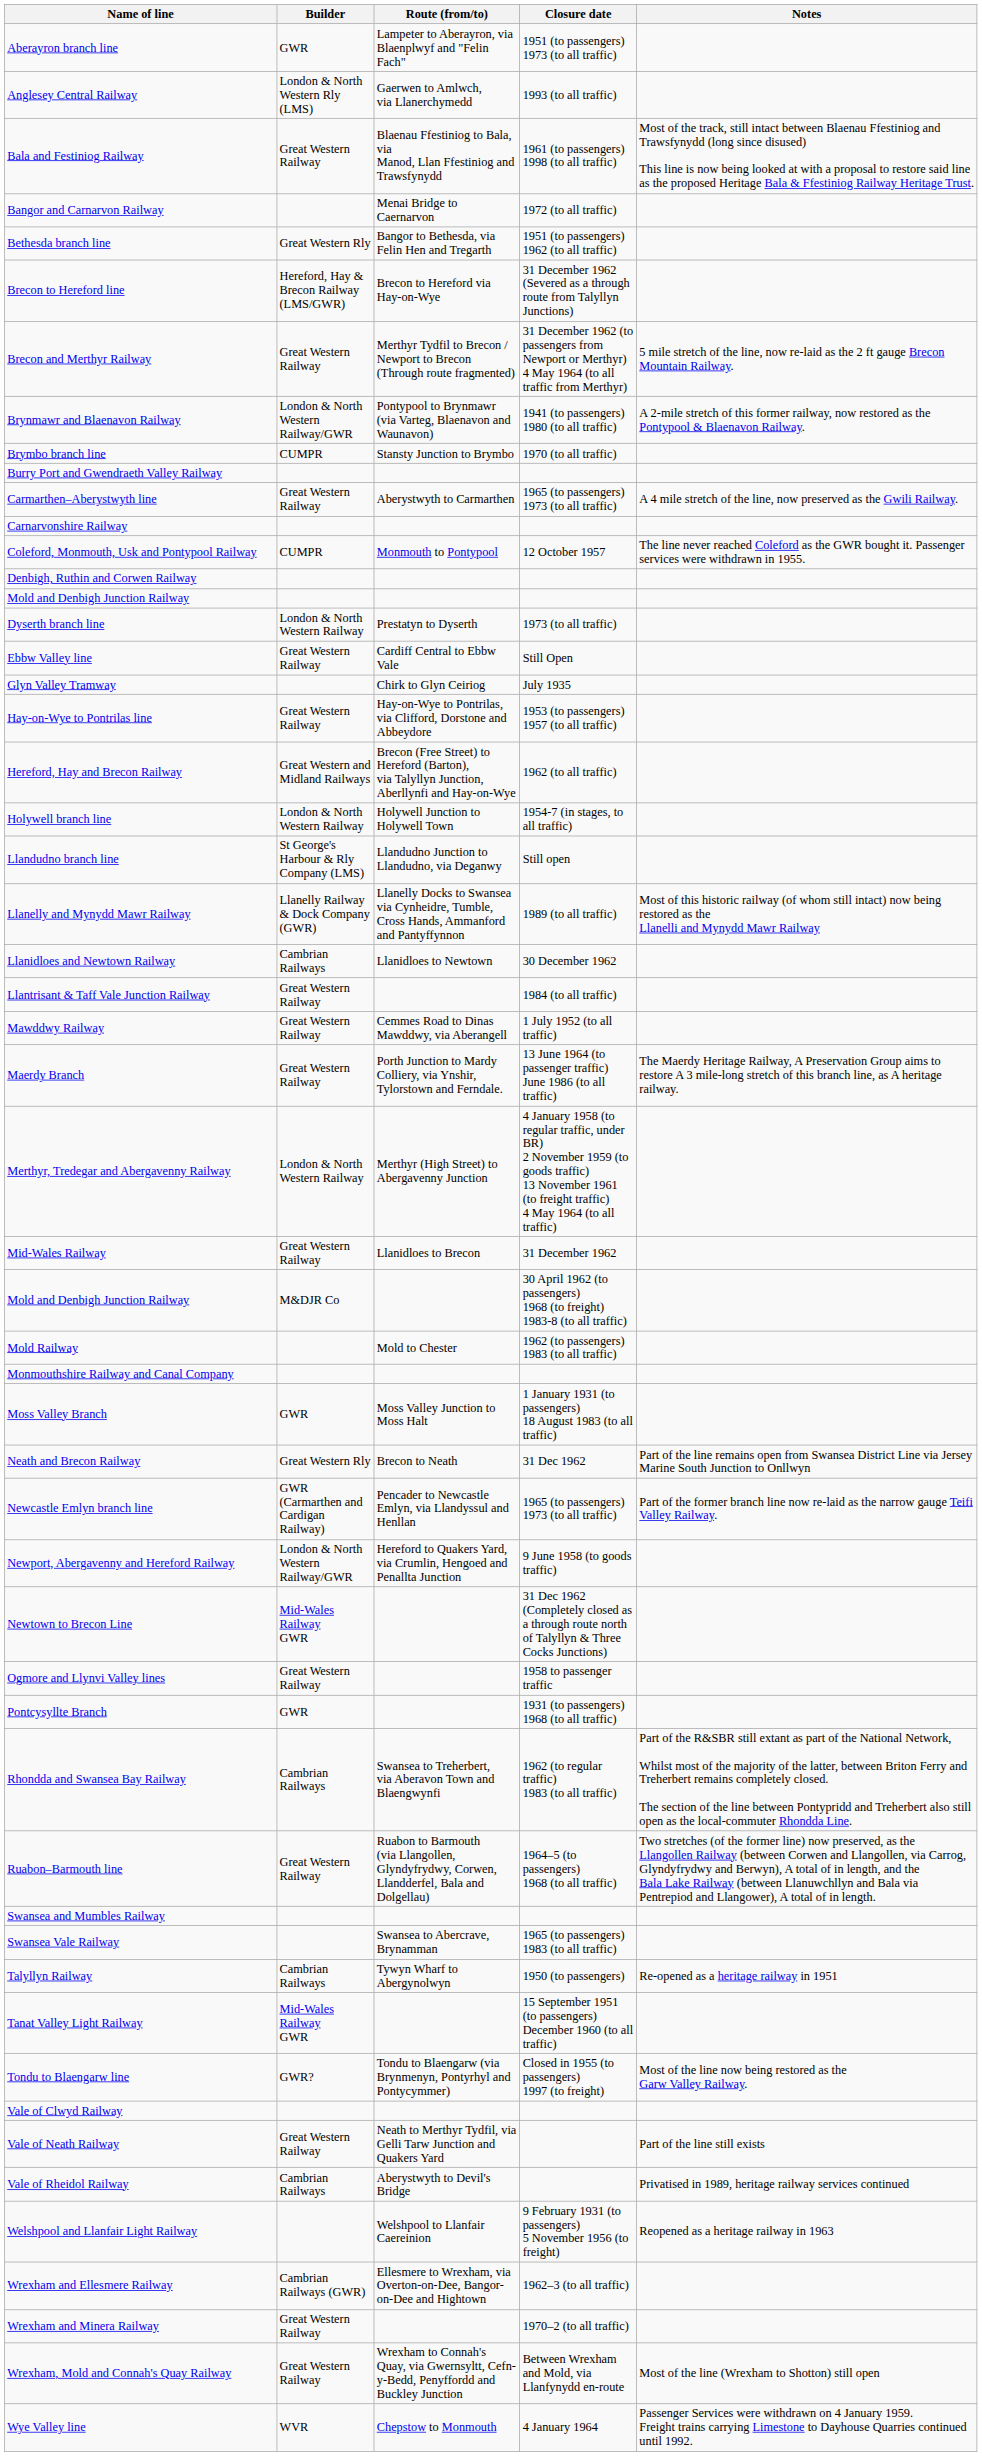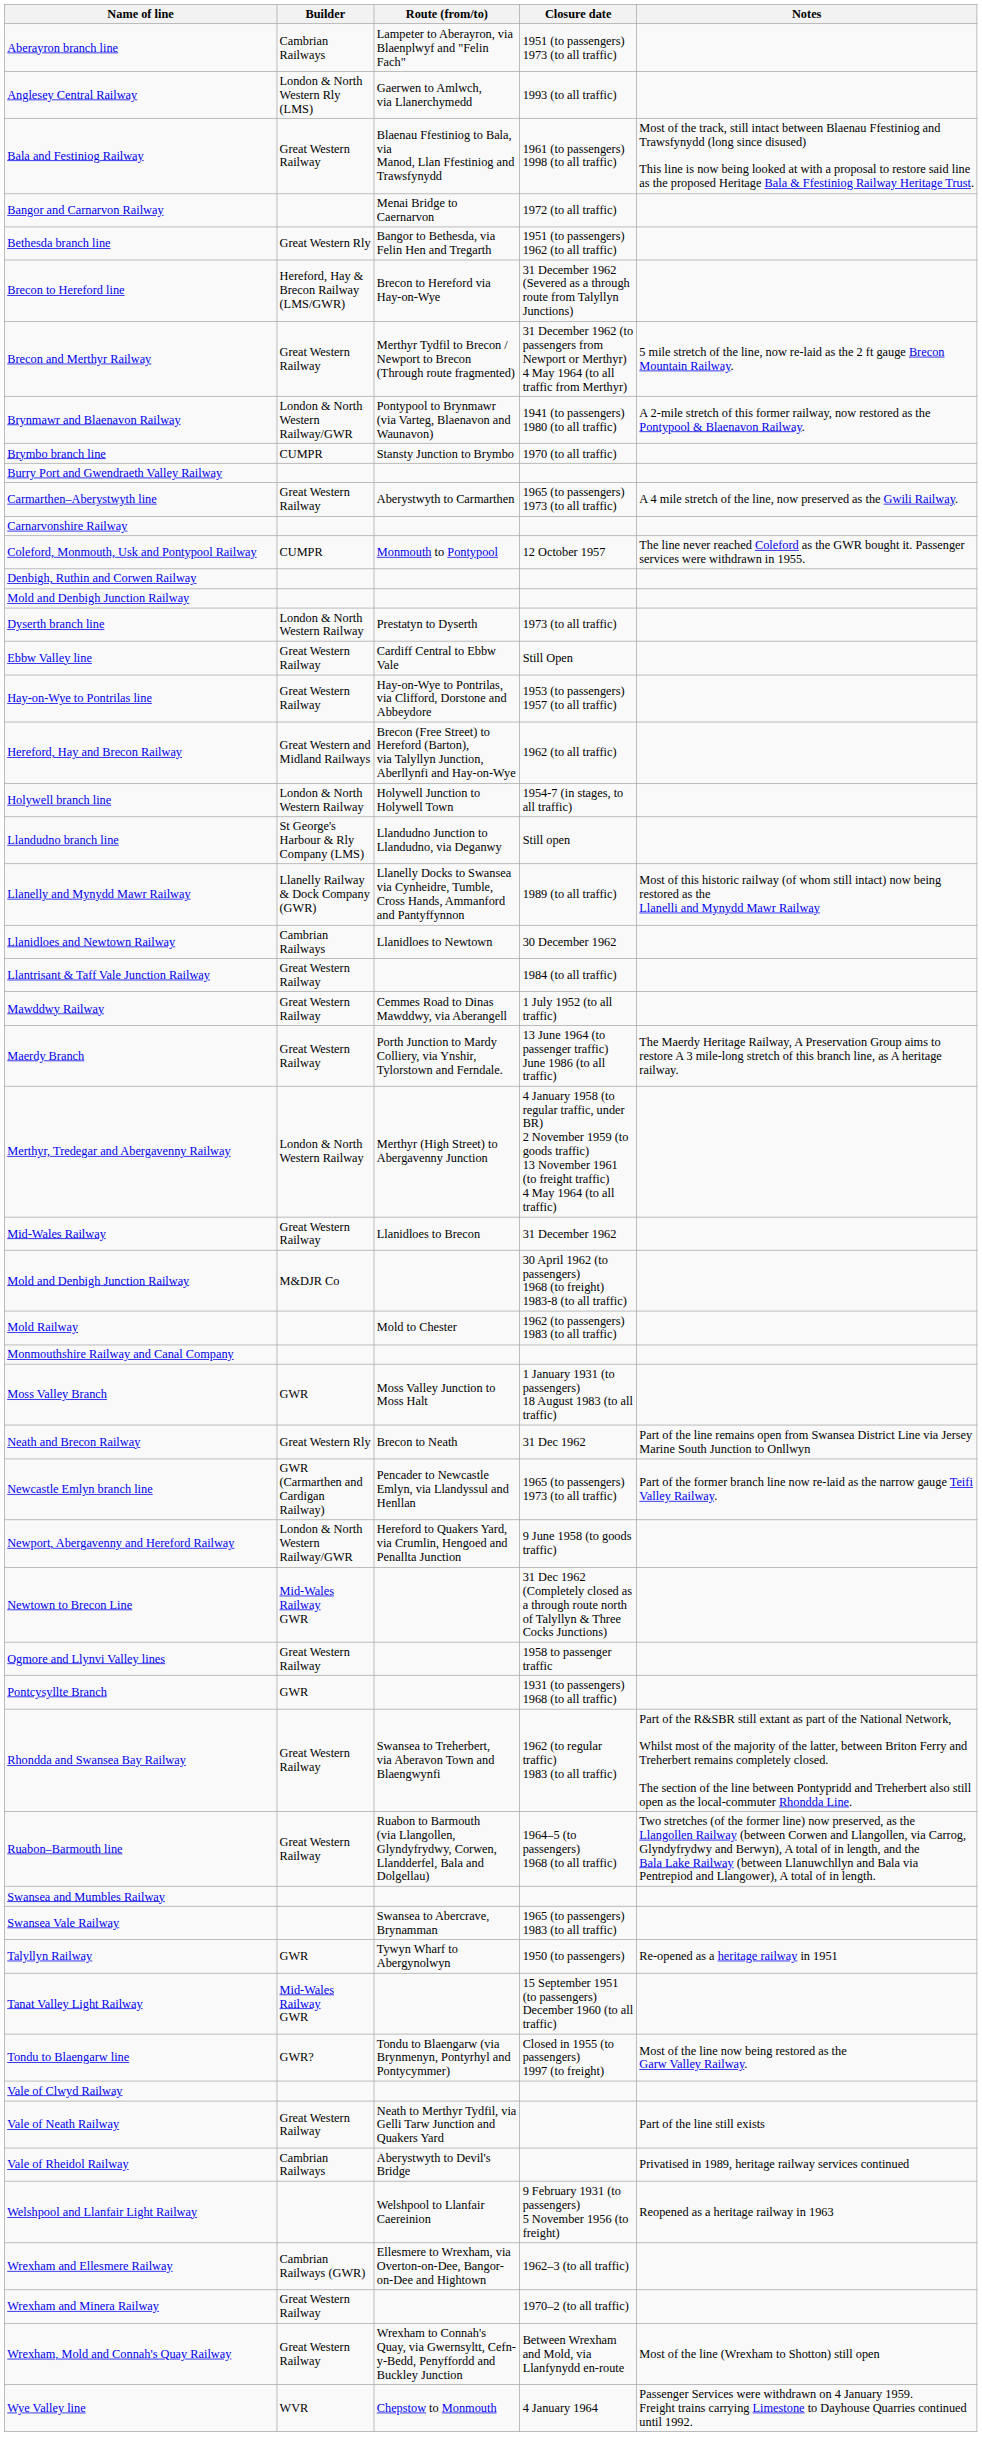(294, 47) GWR -> (304, 47) Cambrian Railways
- row: (62, 684)
(304, 1779) Cambrian Railways -> (315, 1760) Great Western Railway
(304, 1975) Cambrian Railways -> (294, 1956) GWR
